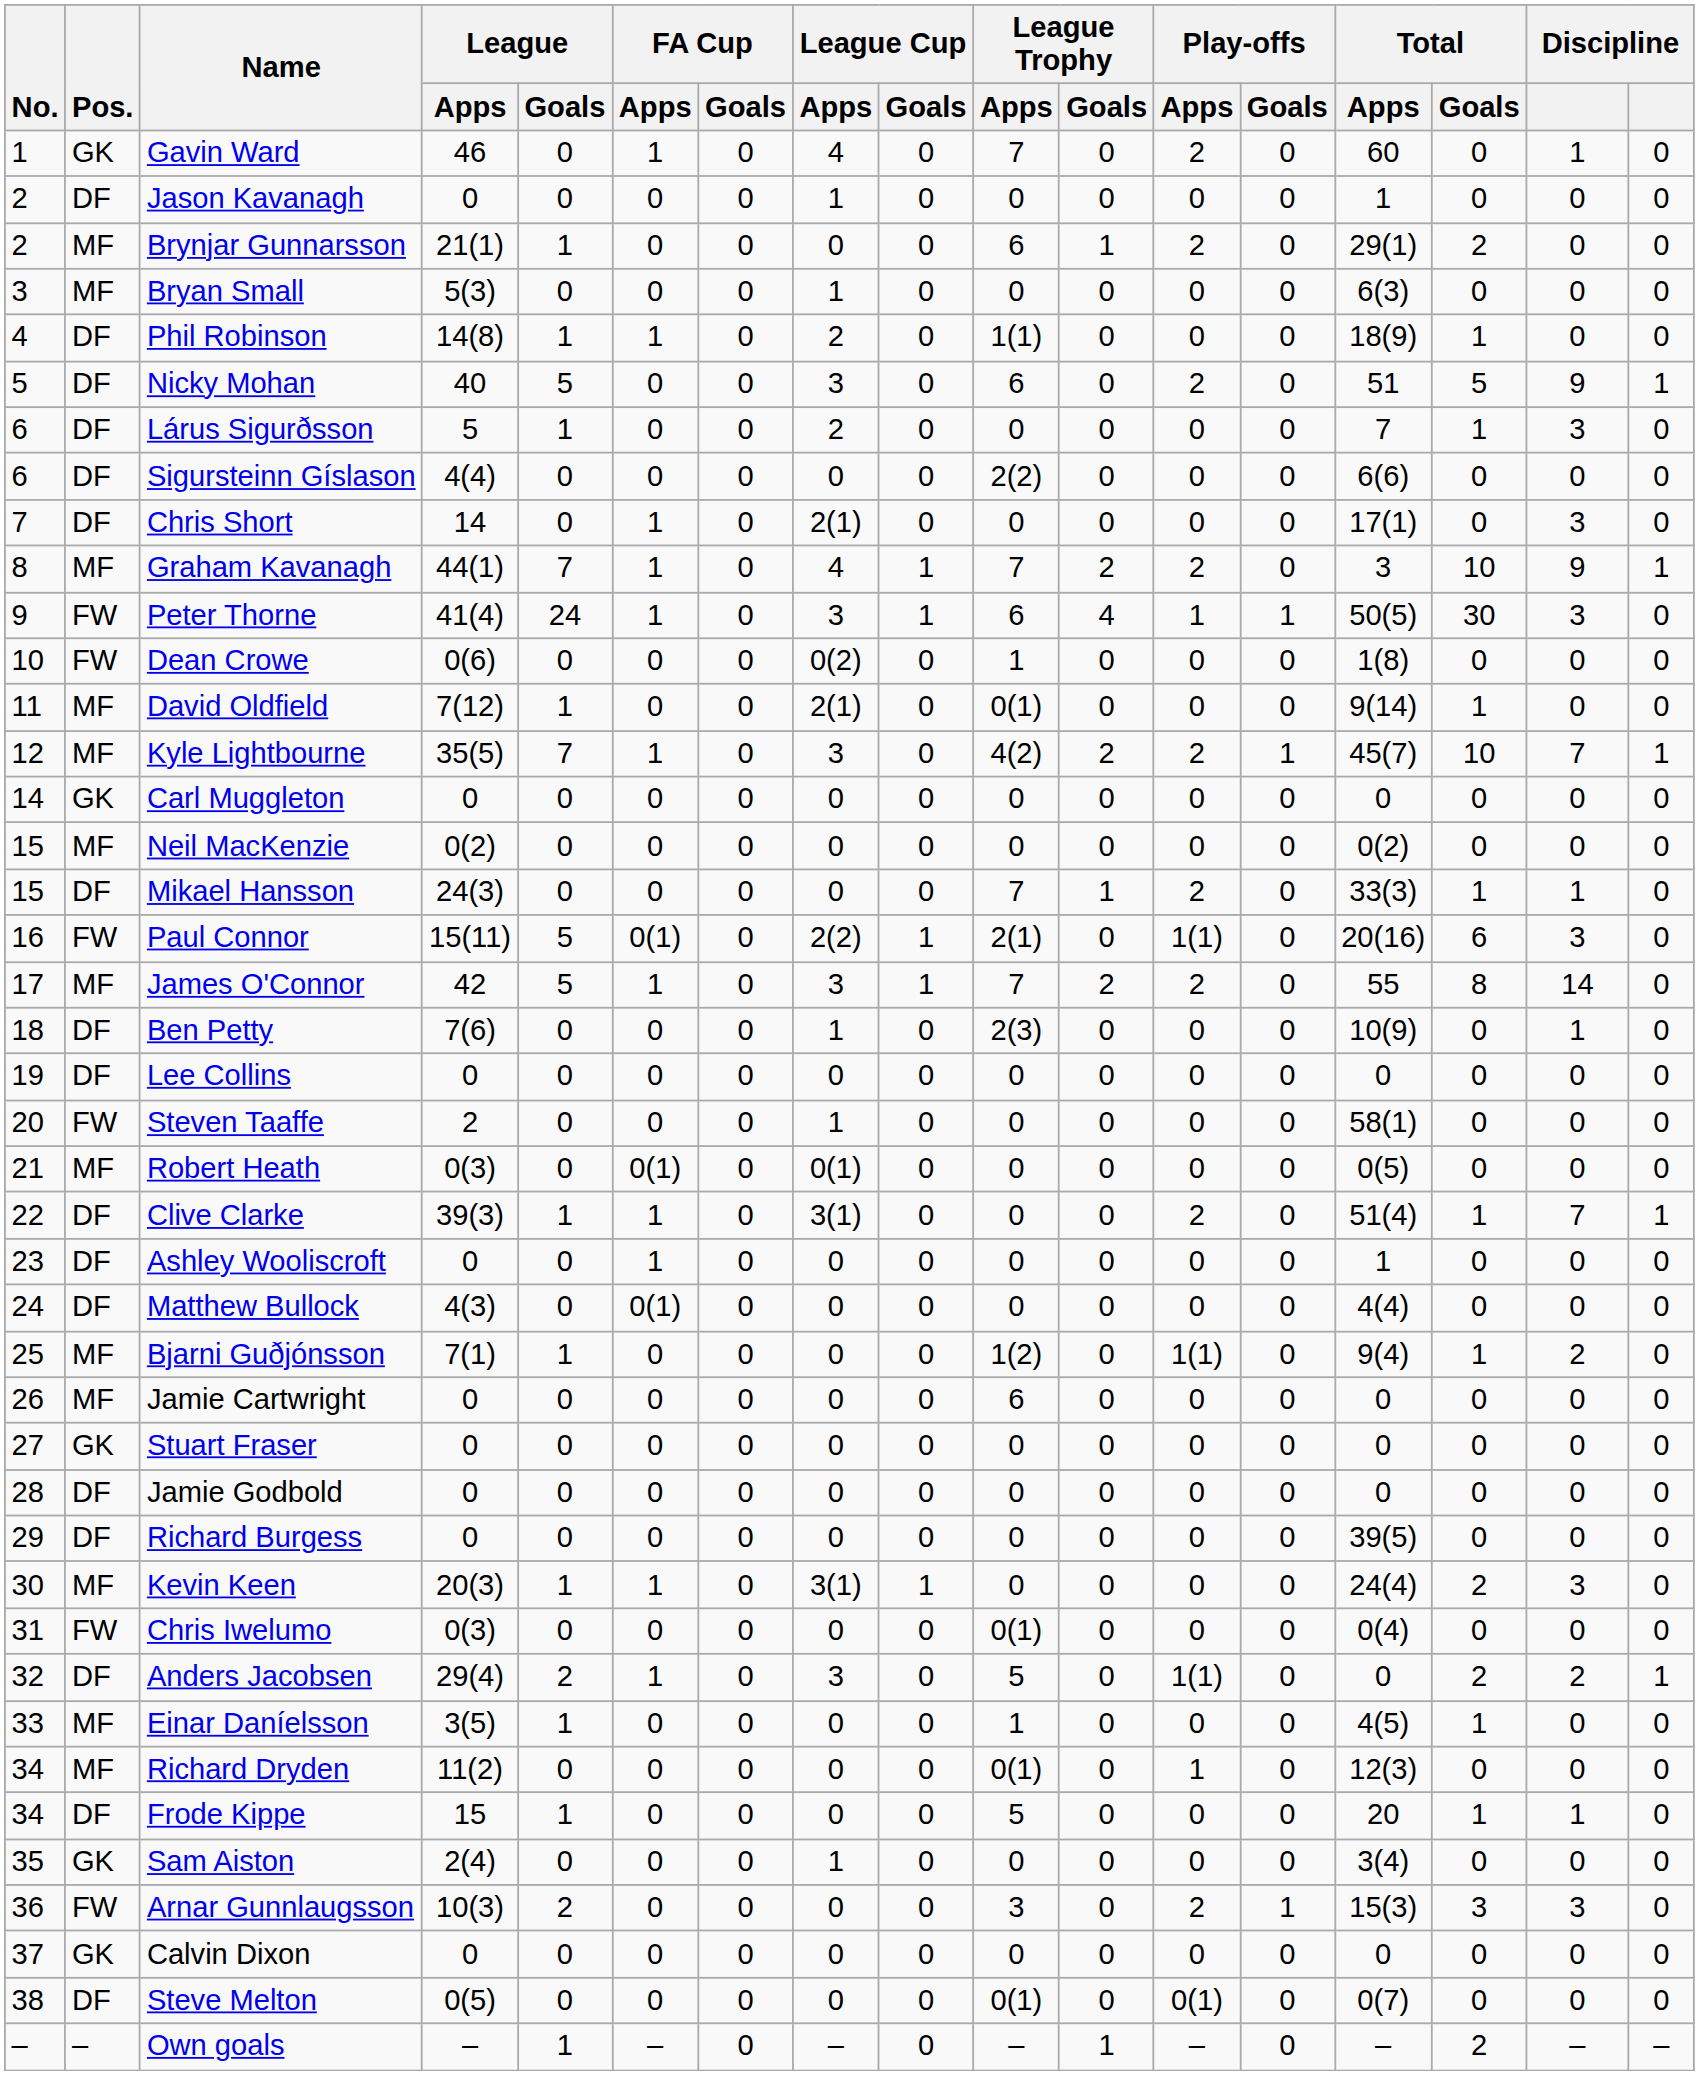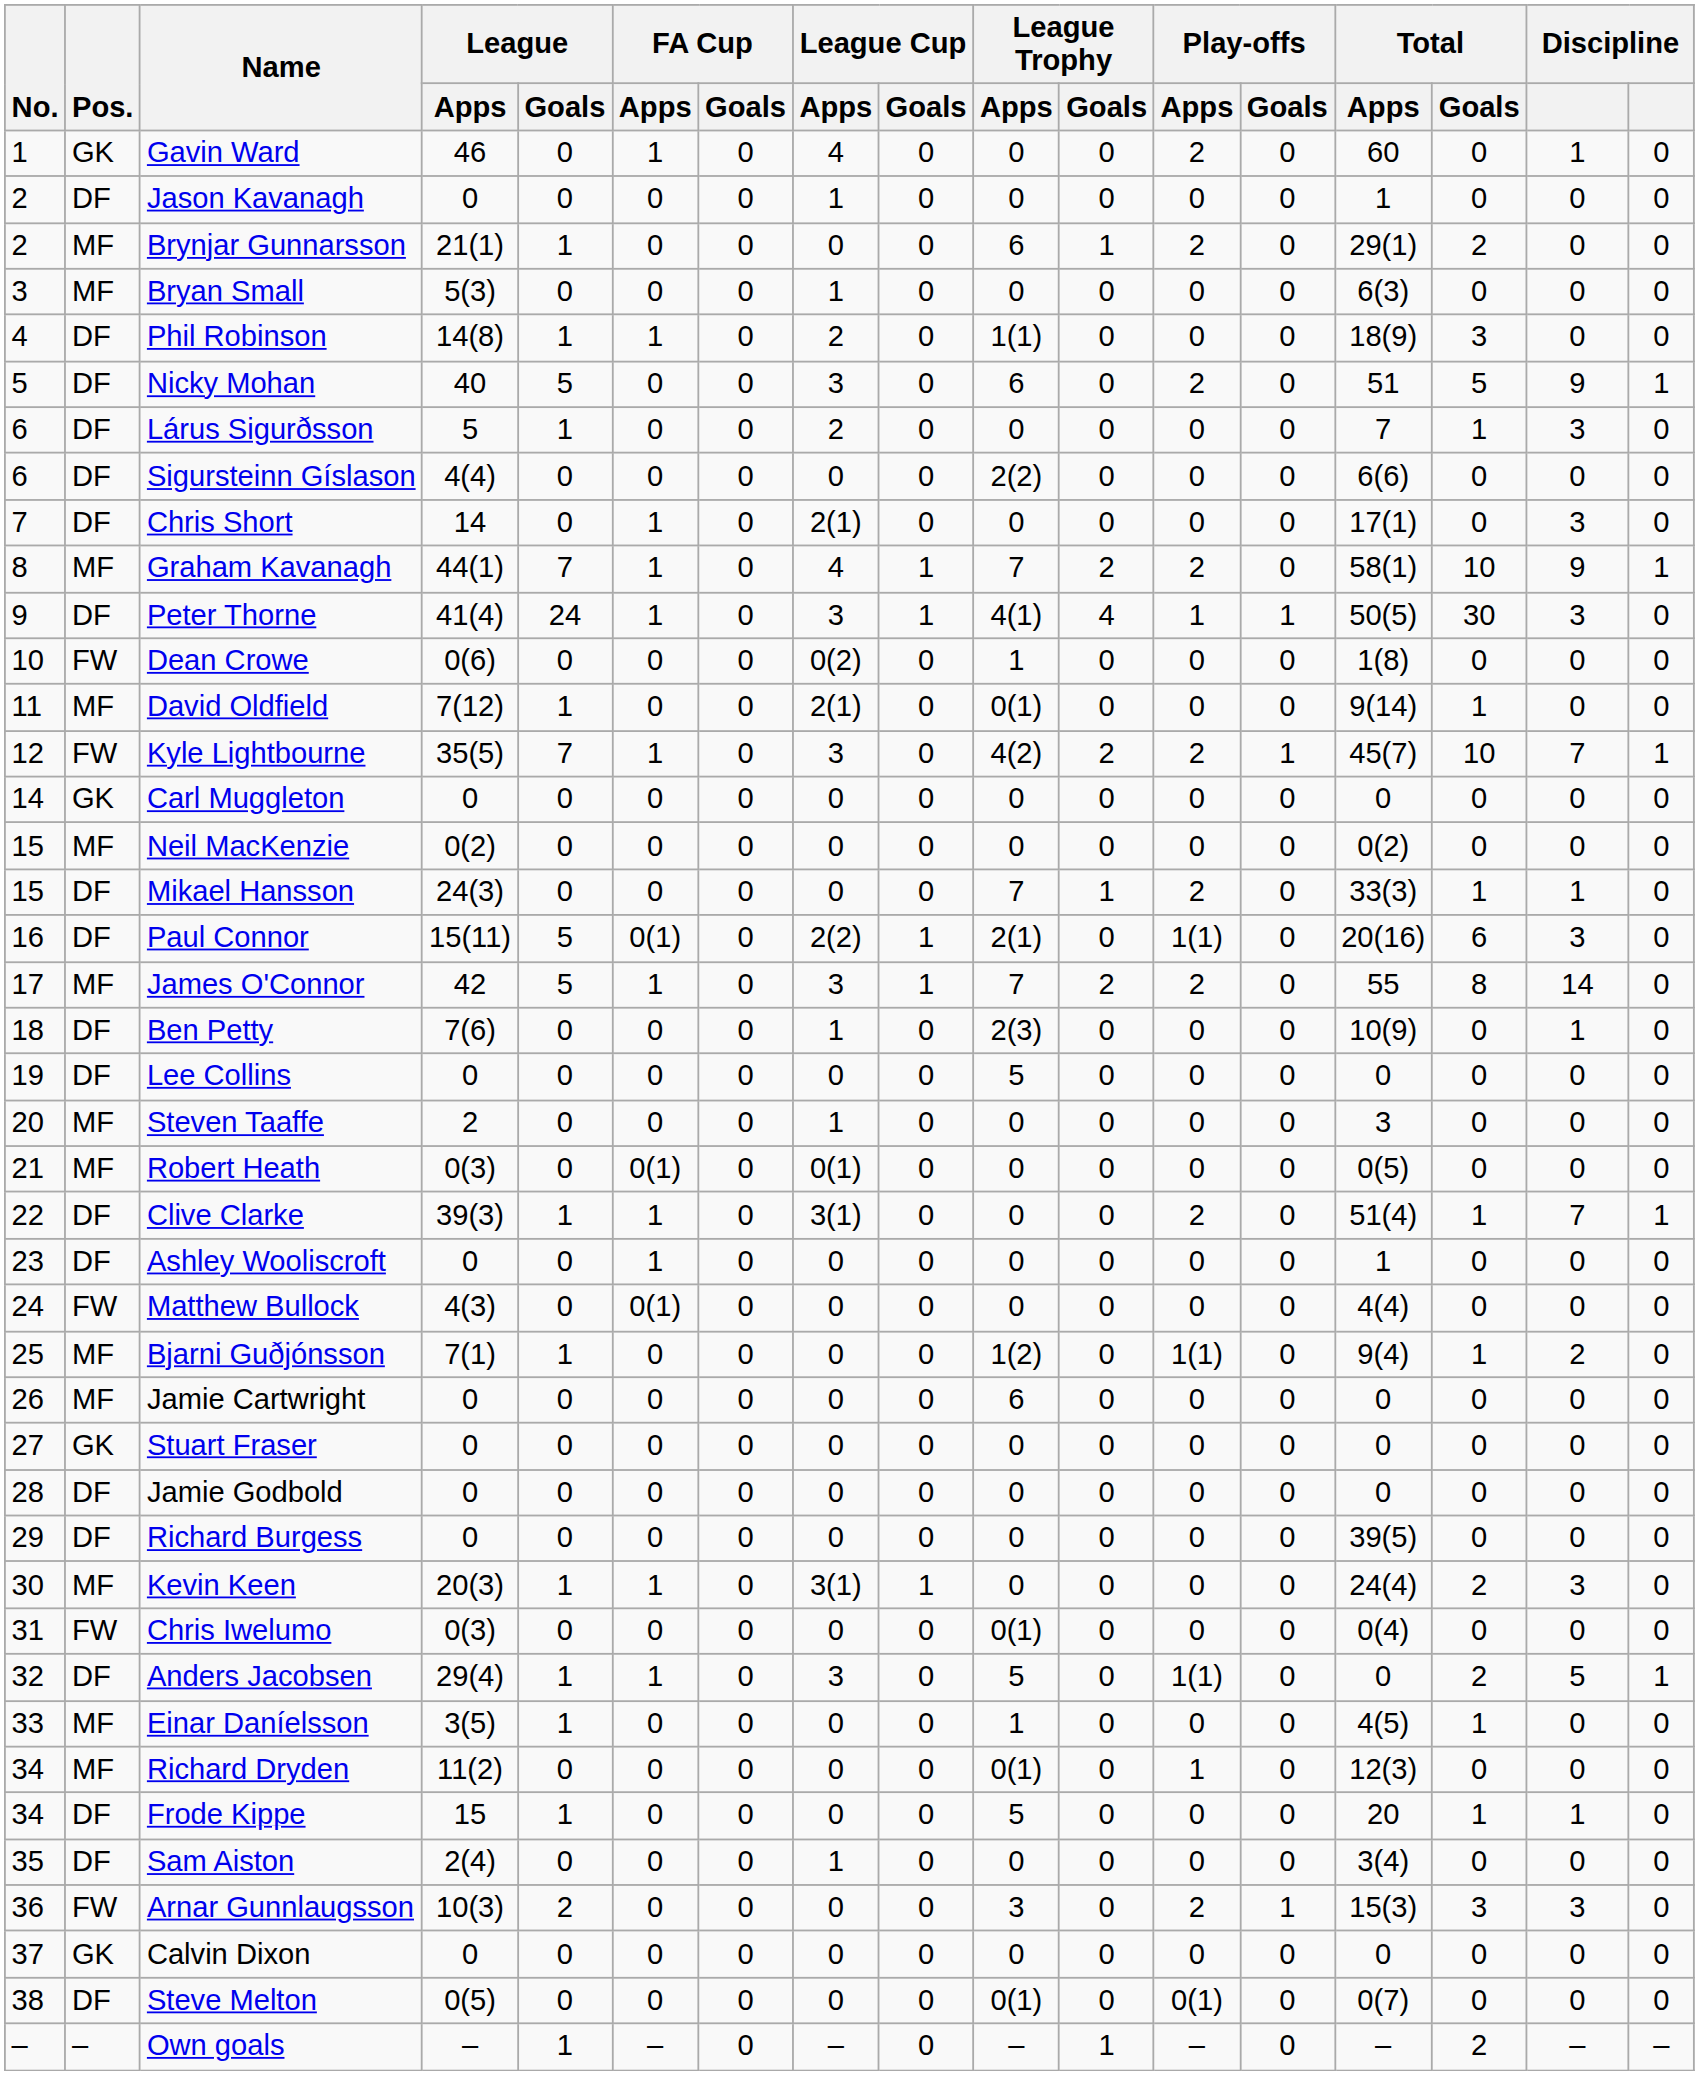(1016, 152) 7 -> (1016, 152) 0
(1479, 337) 1 -> (1479, 337) 3
(1383, 568) 3 -> (1383, 568) 58(1)
(95, 614) FW -> (91, 614) DF
(1016, 614) 6 -> (1016, 614) 4(1)
(93, 753) MF -> (95, 753) FW
(95, 937) FW -> (91, 937) DF
(1016, 1076) 0 -> (1016, 1076) 5
(95, 1122) FW -> (93, 1122) MF
(1383, 1122) 58(1) -> (1383, 1122) 3
(91, 1307) DF -> (95, 1307) FW
(565, 1676) 2 -> (565, 1676) 1
(1577, 1676) 2 -> (1577, 1676) 5
(93, 1861) GK -> (91, 1861) DF
